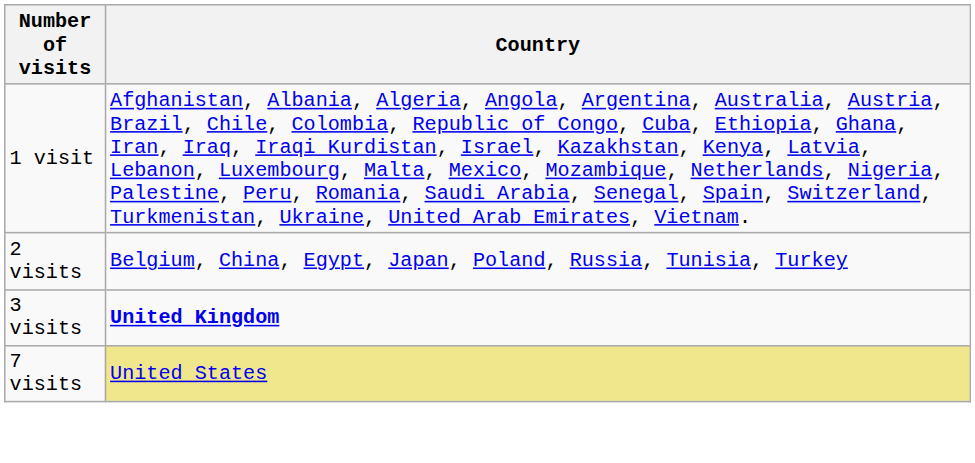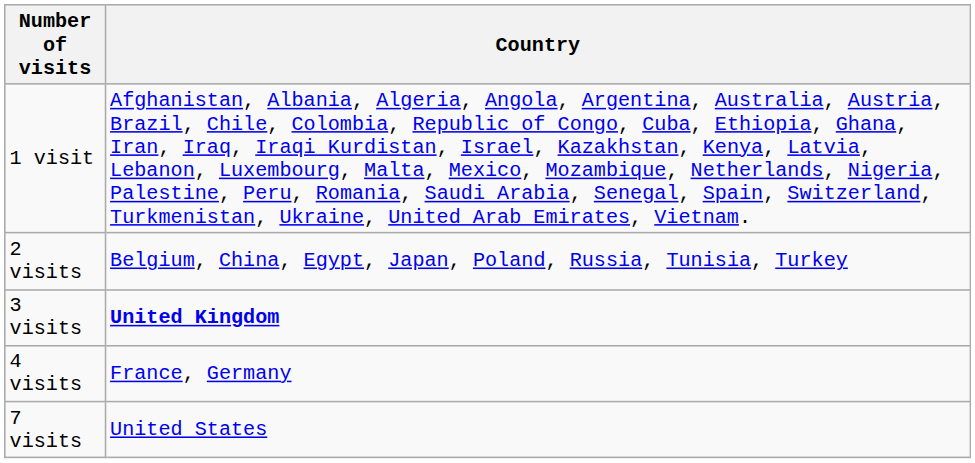+ row: (46, 373)
(189, 373) khaki background -> (189, 430) no background
